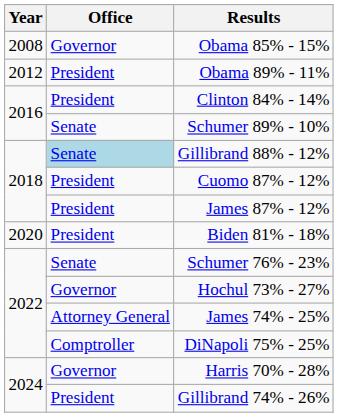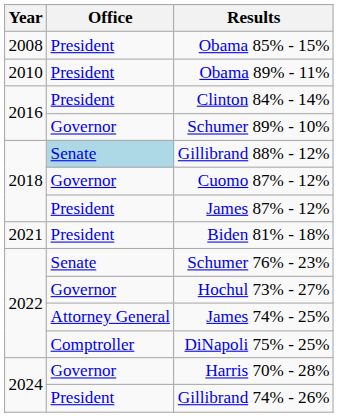(83, 45) Governor -> (82, 45) President
(26, 72) 2012 -> (26, 72) 2010
(73, 126) Senate -> (83, 126) Governor
(82, 180) President -> (83, 180) Governor
(26, 235) 2020 -> (26, 235) 2021
